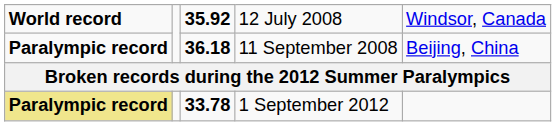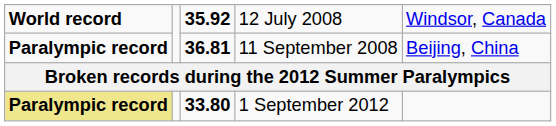(208, 47) 36.18 -> (208, 47) 36.81
(208, 105) 33.78 -> (208, 105) 33.80
